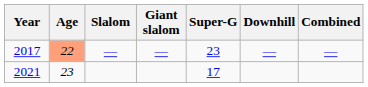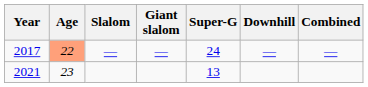(213, 51) 23 -> (213, 51) 24
(213, 72) 17 -> (213, 72) 13
